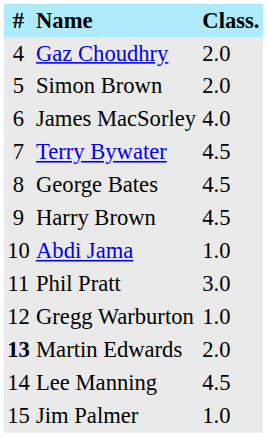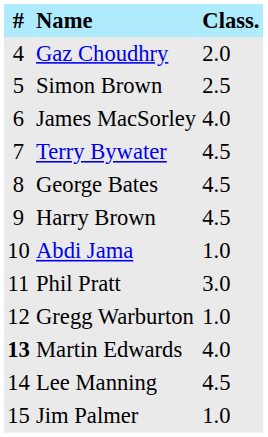(216, 86) 2.0 -> (216, 86) 2.5
(216, 349) 2.0 -> (216, 349) 4.0
